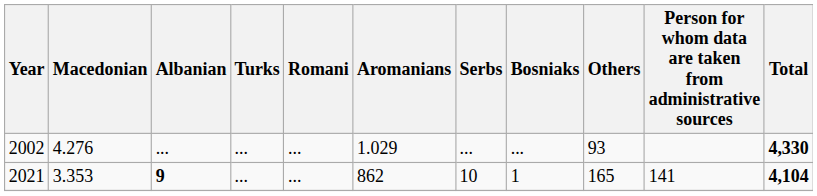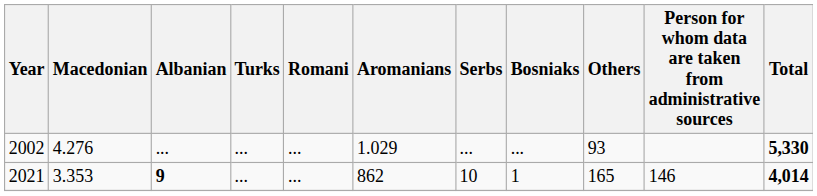(789, 147) 4,330 -> (789, 147) 5,330
(662, 176) 141 -> (662, 176) 146
(789, 176) 4,104 -> (789, 176) 4,014
